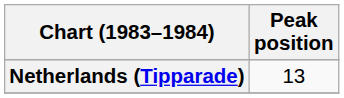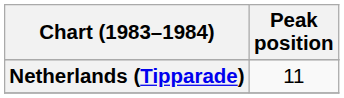(294, 76) 13 -> (294, 76) 11
